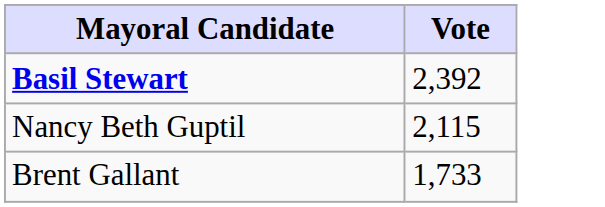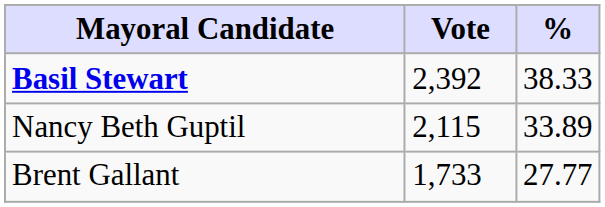+ column: (558, 28)
